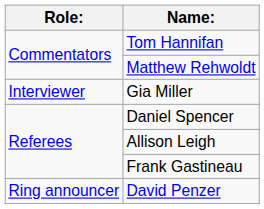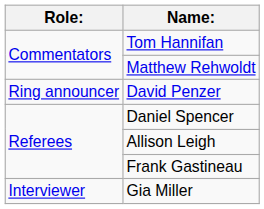rows swapped: (174, 191) <-> (160, 92)
